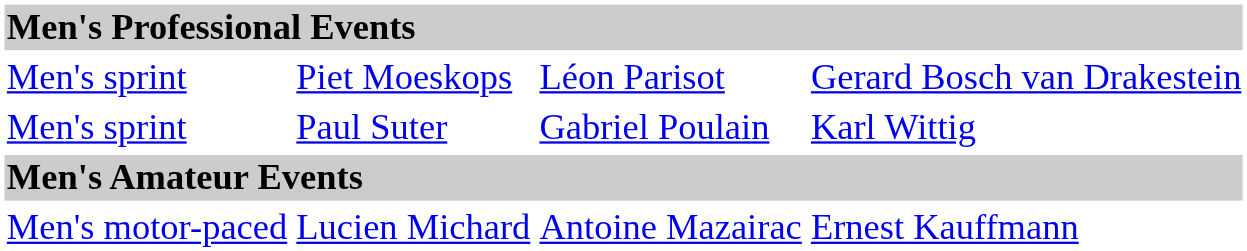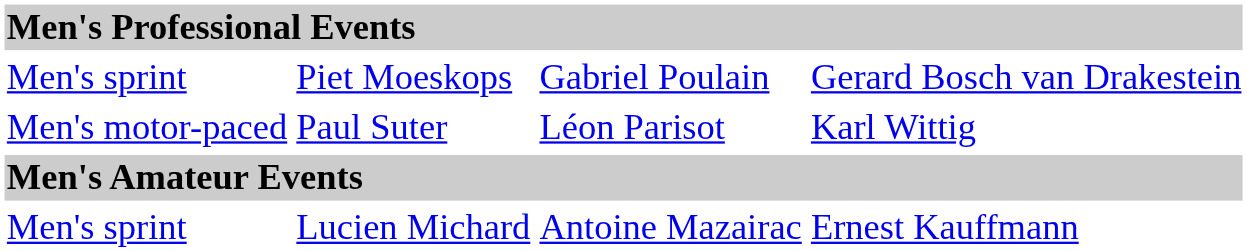(632, 76) Léon Parisot -> (654, 76) Gabriel Poulain
(97, 127) Men's sprint -> (147, 127) Men's motor-paced
(654, 127) Gabriel Poulain -> (632, 127) Léon Parisot
(147, 227) Men's motor-paced -> (97, 227) Men's sprint
